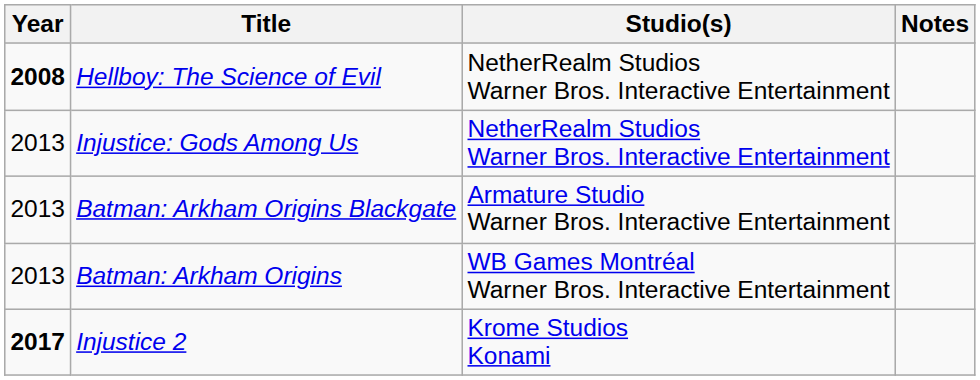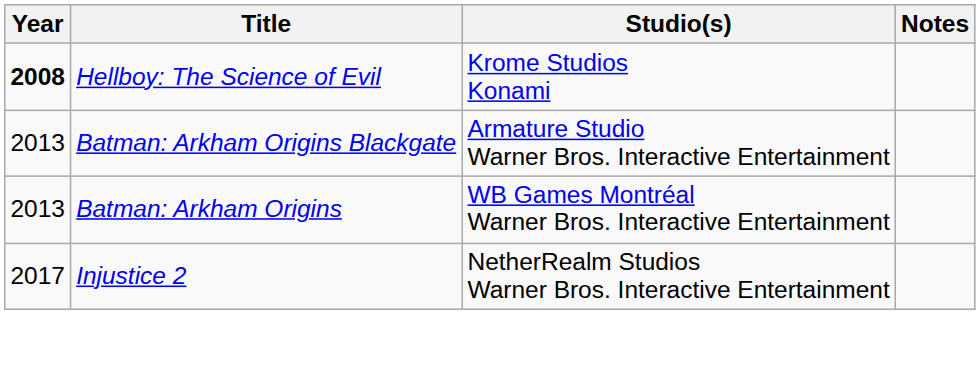(679, 76) NetherRealm Studios Warner Bros. Interactive Entertainment -> (548, 76) Krome Studios Konami
- row: (217, 142)
(38, 341) bold -> (38, 275) normal
(548, 341) Krome Studios Konami -> (679, 275) NetherRealm Studios Warner Bros. Interactive Entertainment
